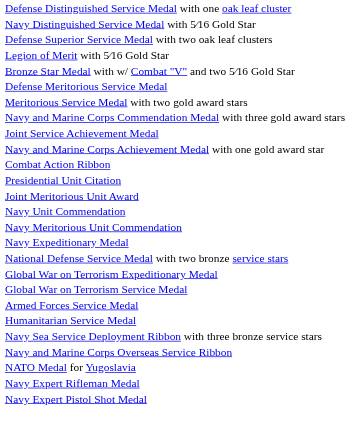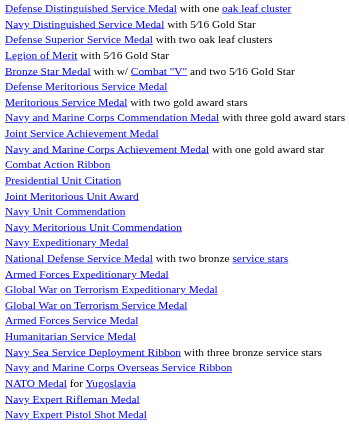+ row: (87, 274)
